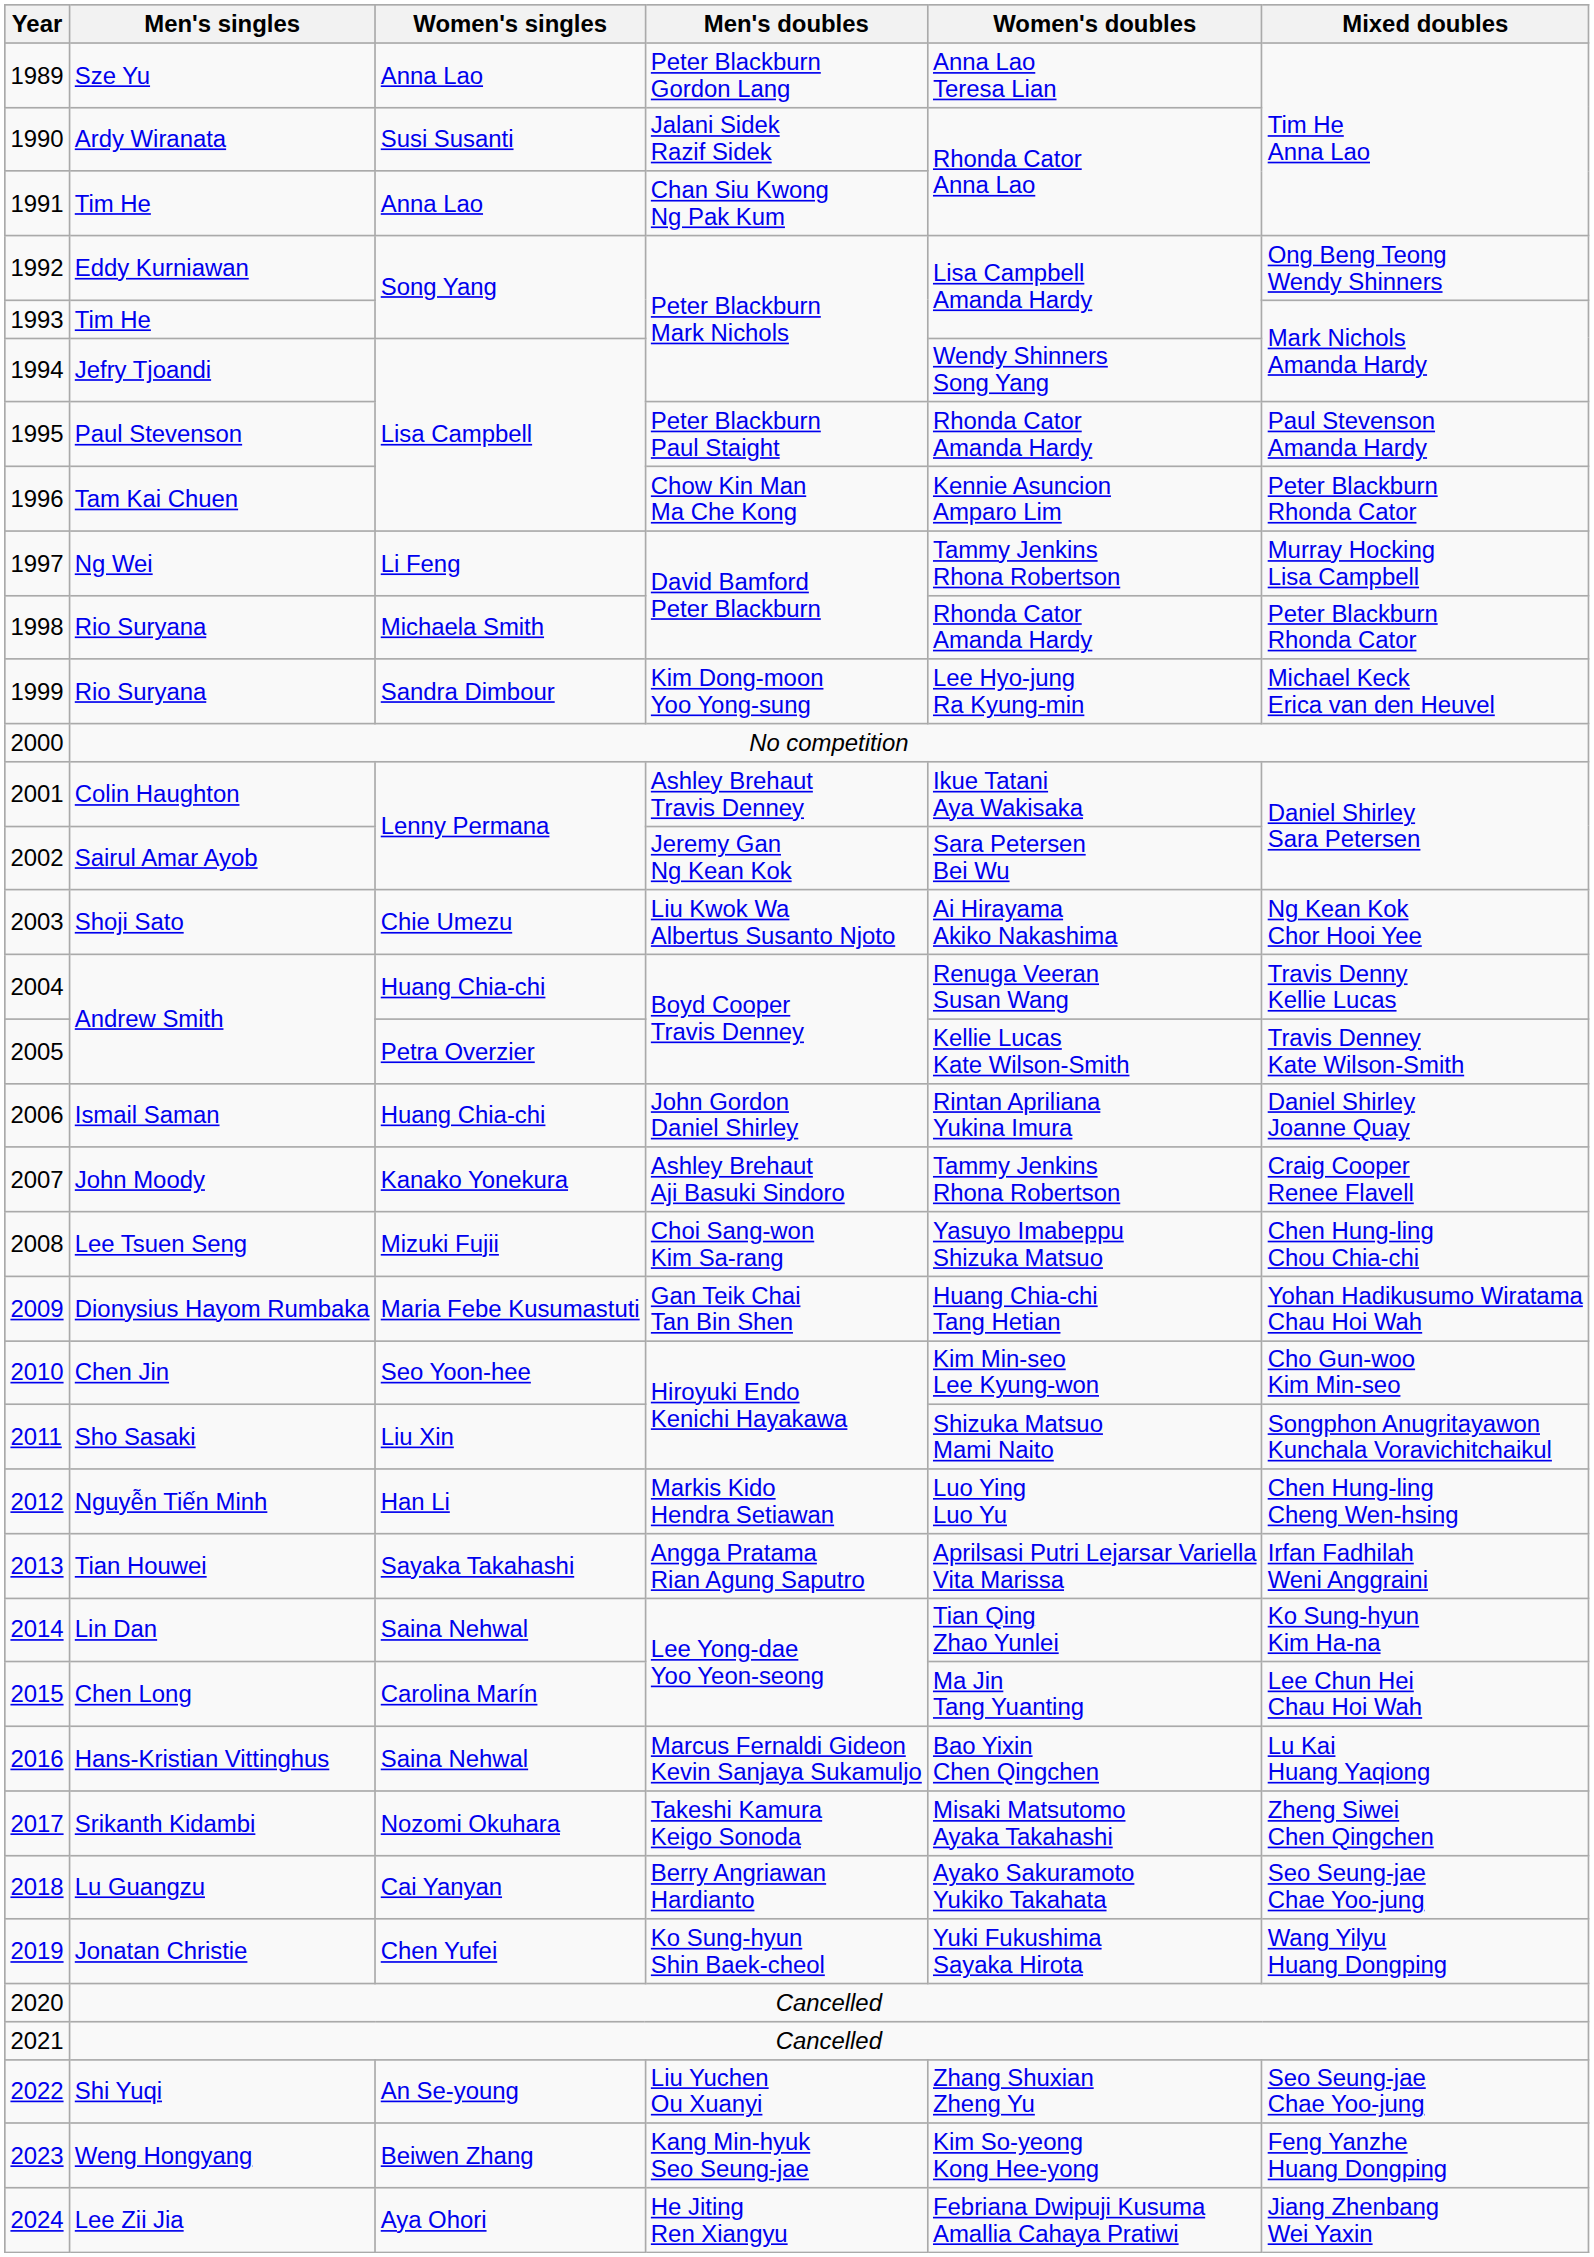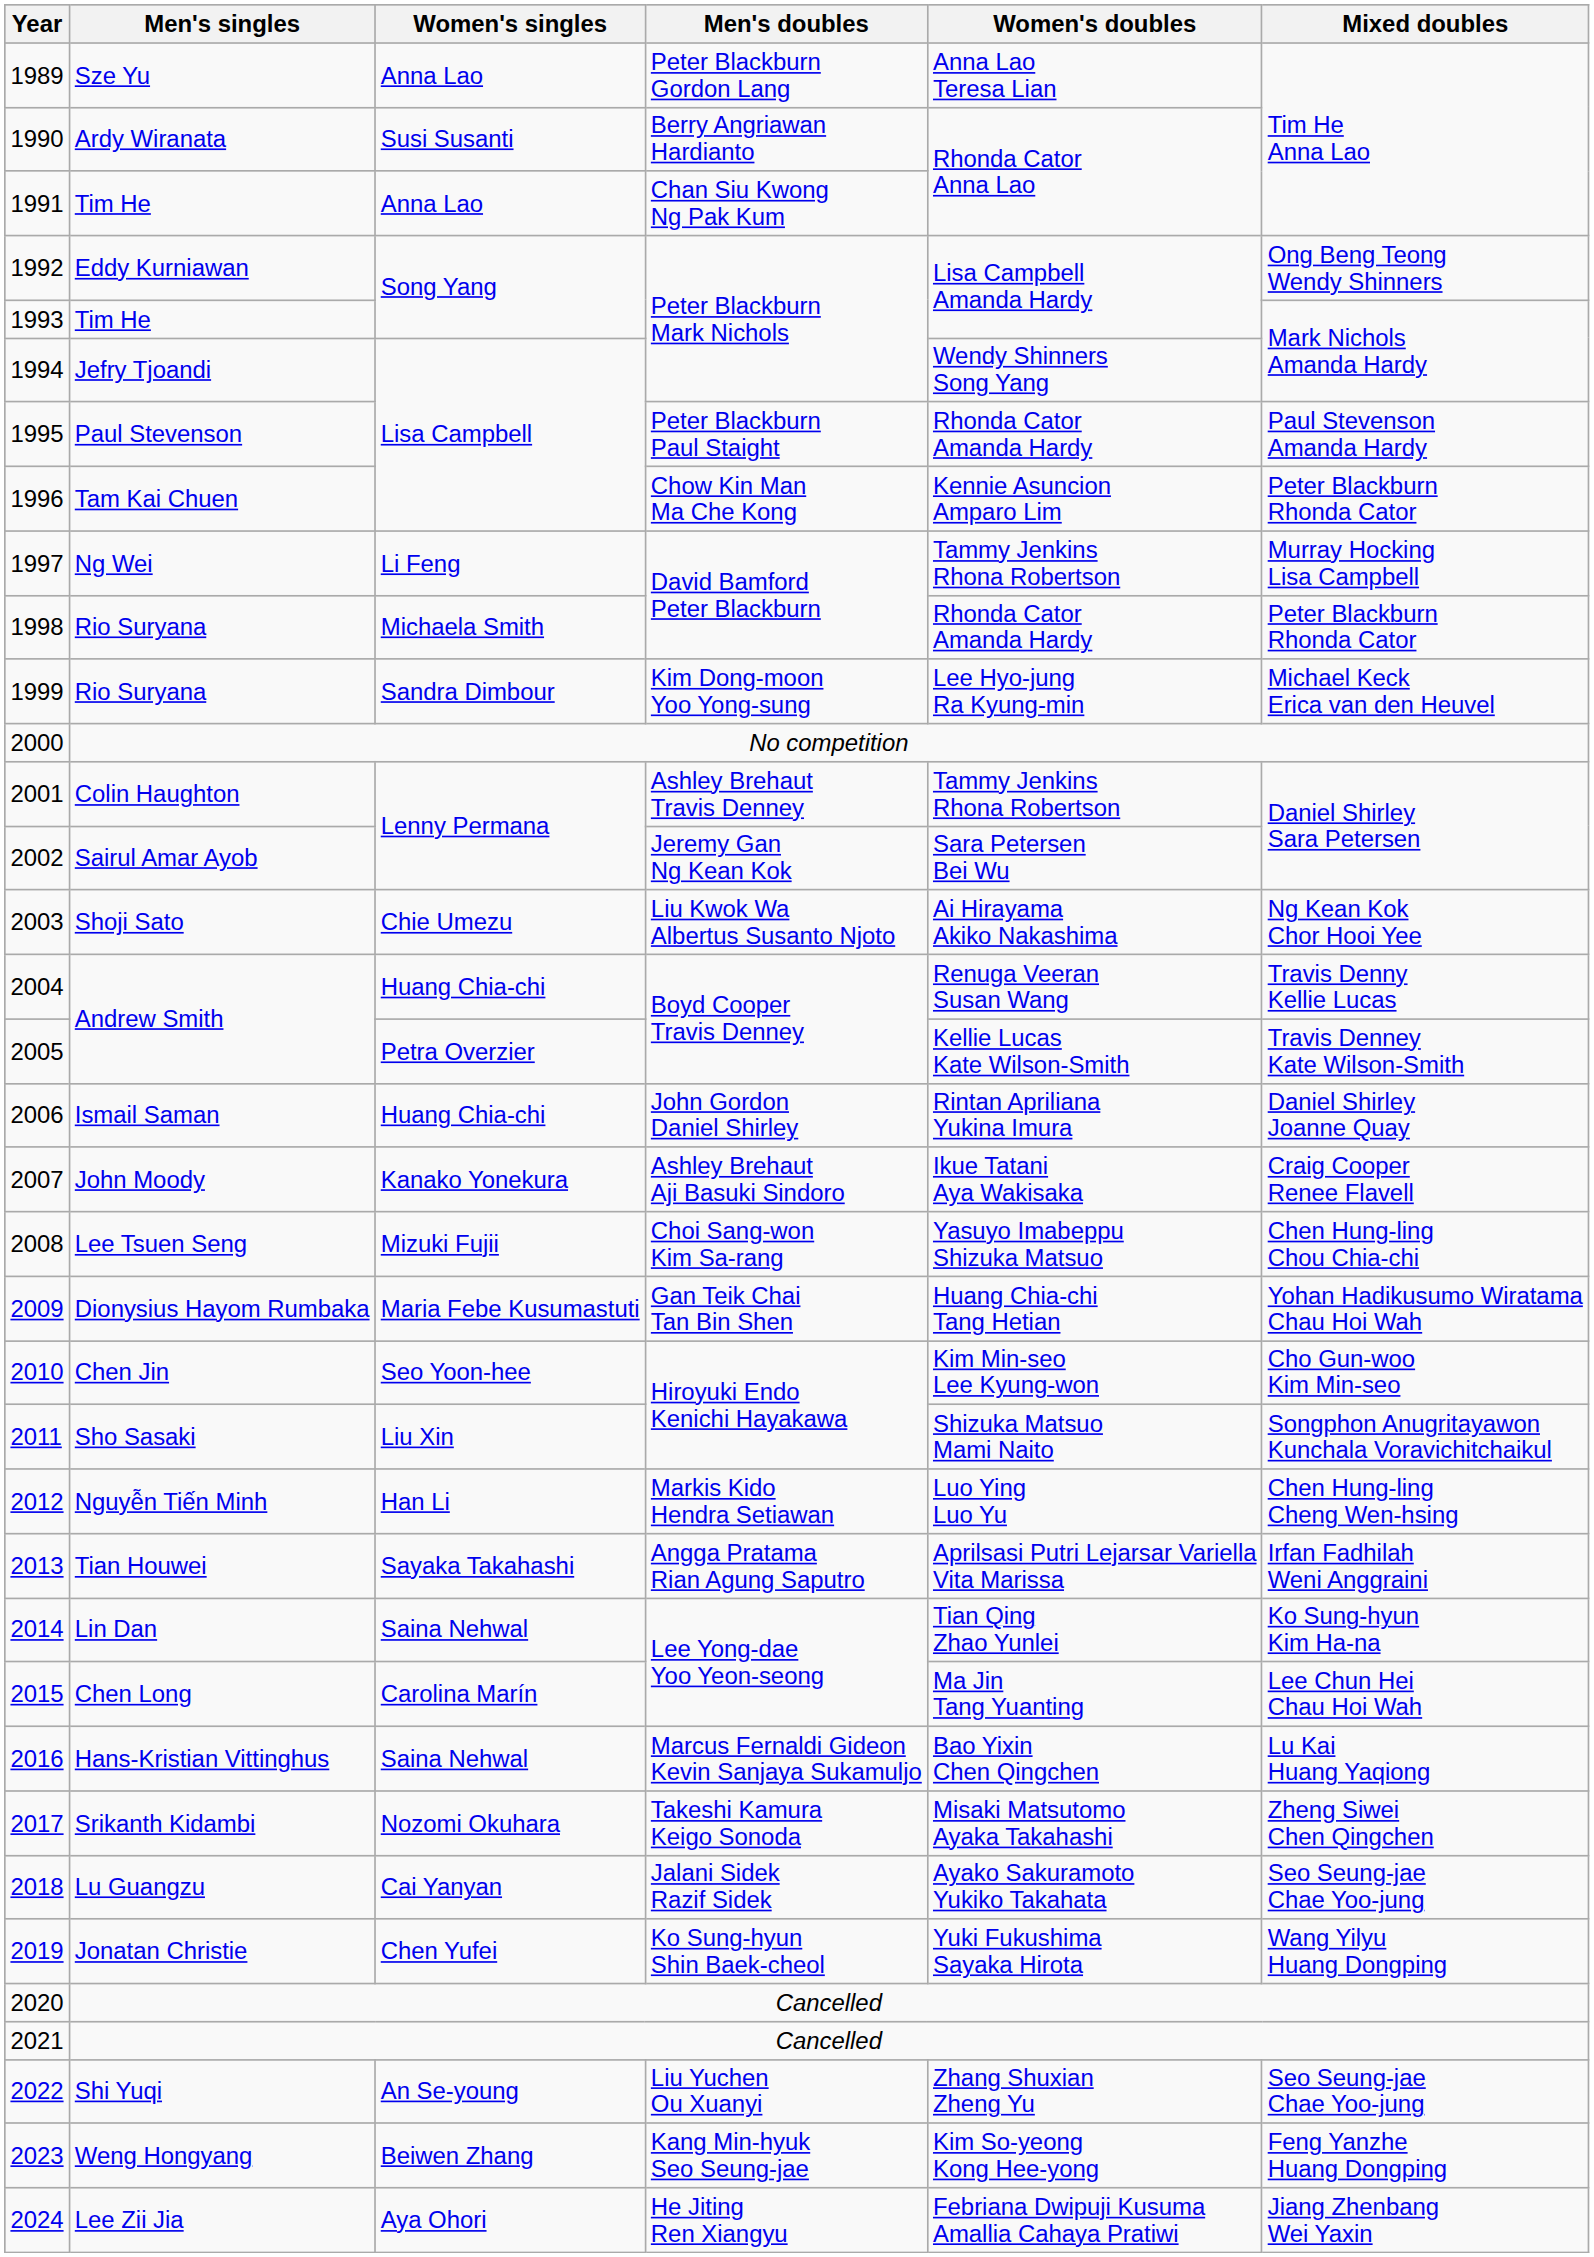(715, 139) Jalani Sidek Razif Sidek -> (738, 139) Berry Angriawan Hardianto
(1008, 794) Ikue Tatani Aya Wakisaka -> (1027, 794) Tammy Jenkins Rhona Robertson
(1027, 1180) Tammy Jenkins Rhona Robertson -> (1008, 1180) Ikue Tatani Aya Wakisaka
(738, 1887) Berry Angriawan Hardianto -> (715, 1887) Jalani Sidek Razif Sidek
